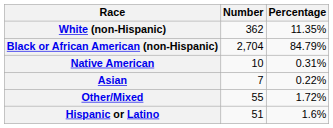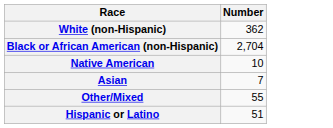- column: (297, 13)
